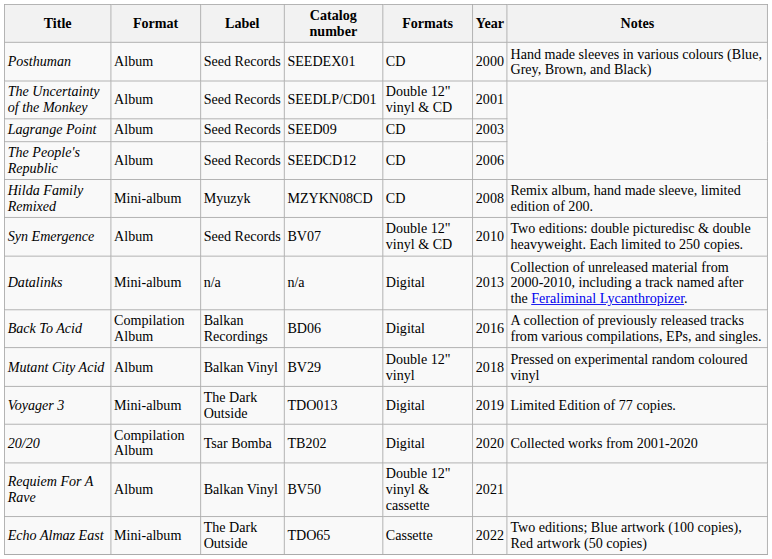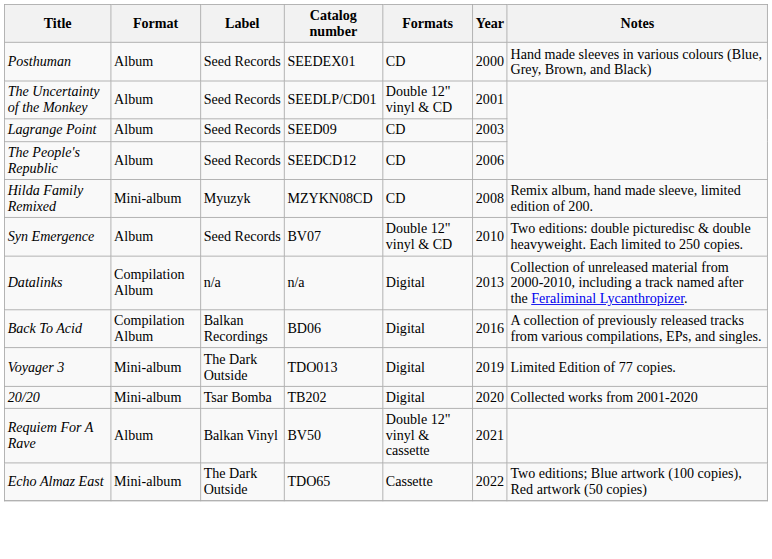(148, 282) Mini-album -> (149, 282) Compilation Album
- row: (56, 367)
(149, 443) Compilation Album -> (148, 397) Mini-album
